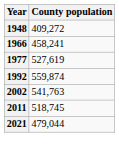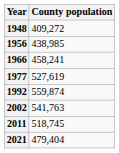+ row: (17, 44)
(48, 124) 479,044 -> (48, 140) 479,404
